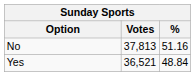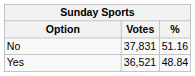(140, 46) 37,813 -> (140, 46) 37,831
